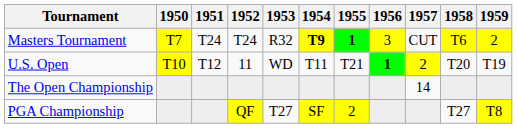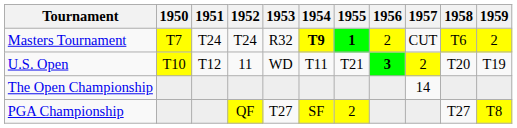(387, 40) 3 -> (387, 40) 2
(387, 64) 1 -> (387, 64) 3
